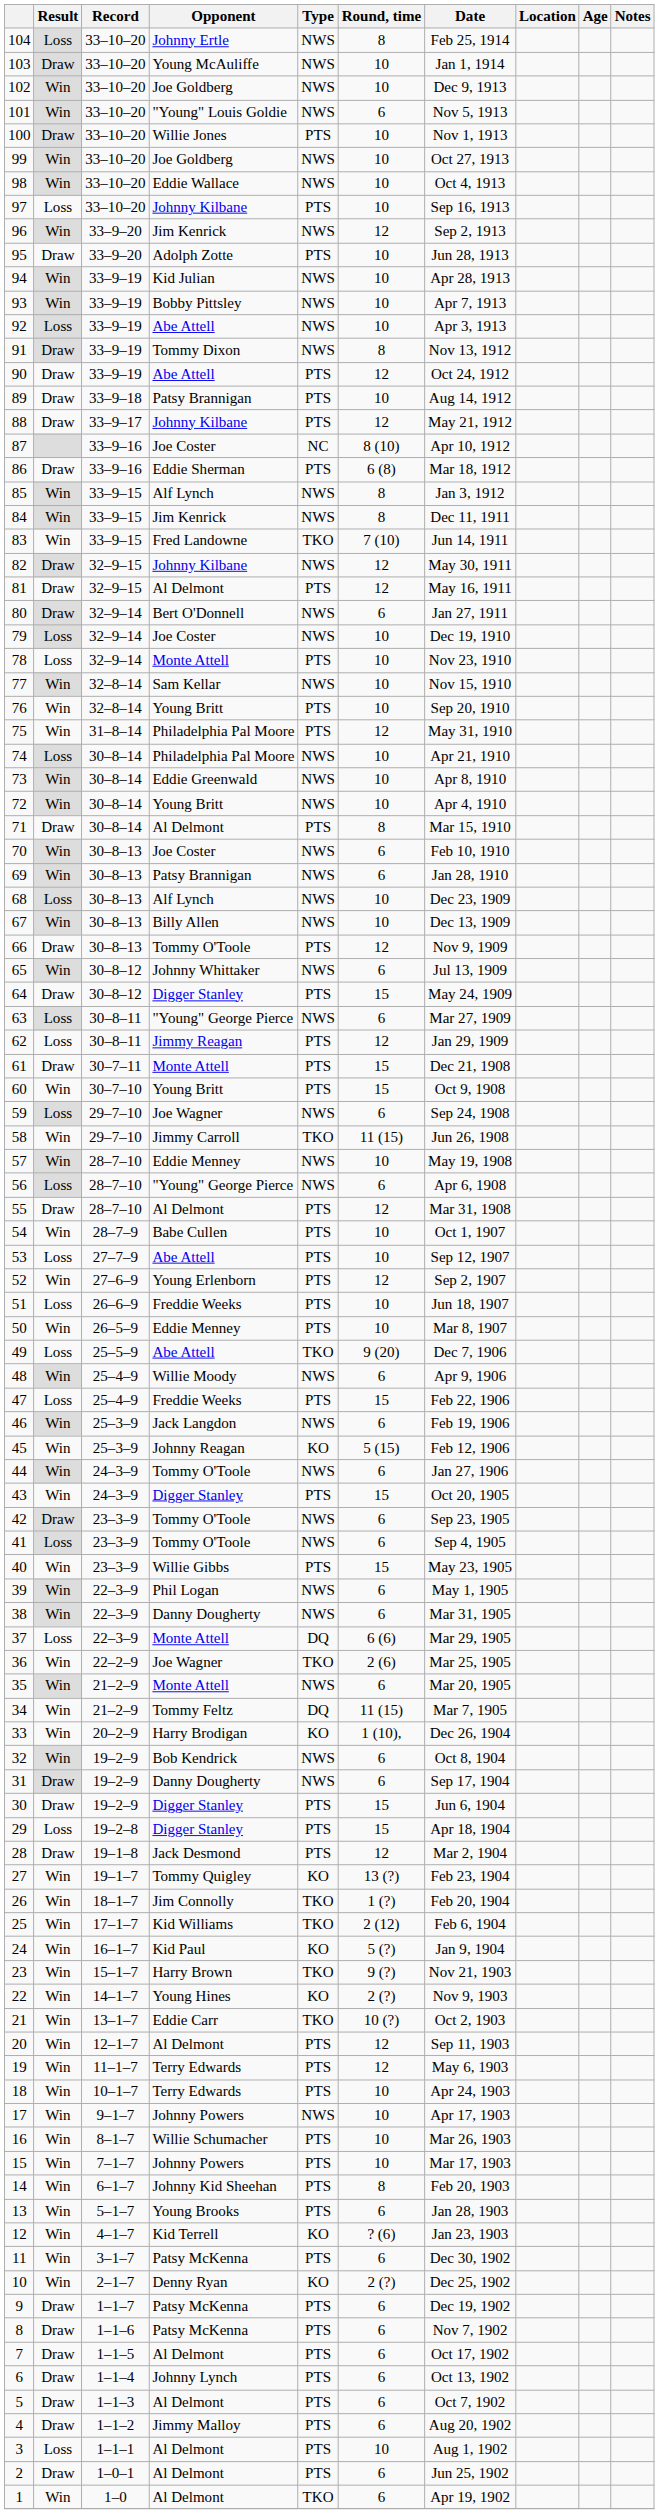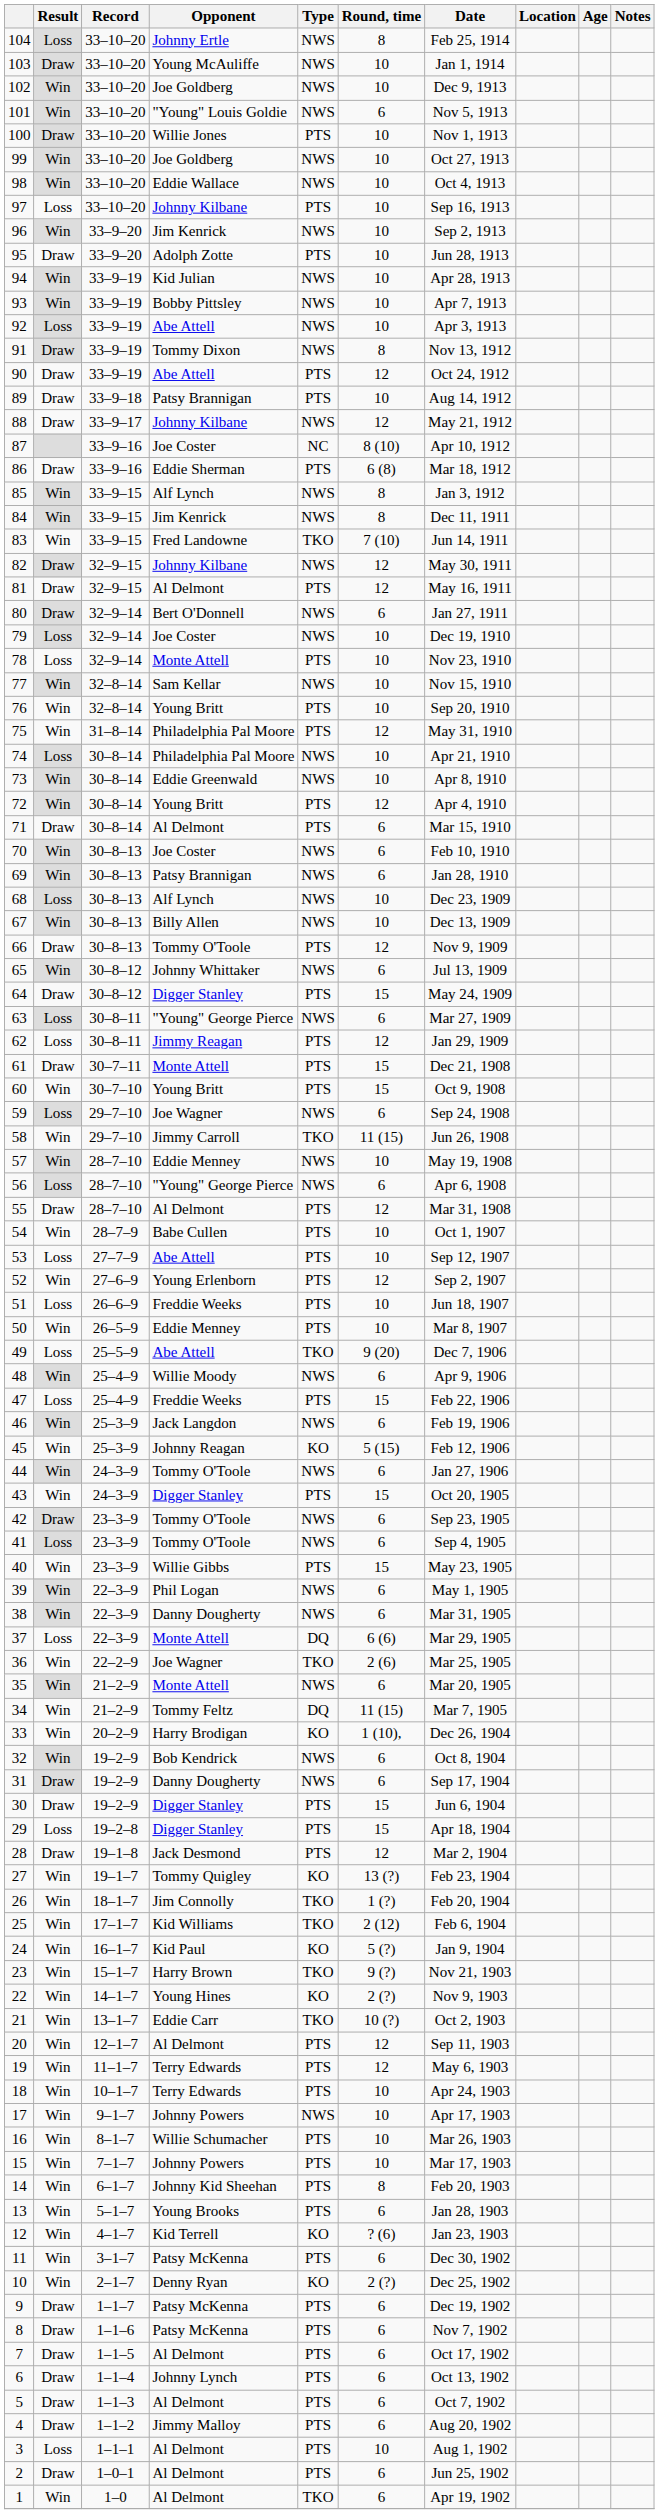(381, 231) 12 -> (381, 231) 10
(318, 421) PTS -> (318, 421) NWS
(318, 803) NWS -> (318, 803) PTS
(381, 803) 10 -> (381, 803) 12
(381, 827) 8 -> (381, 827) 6
